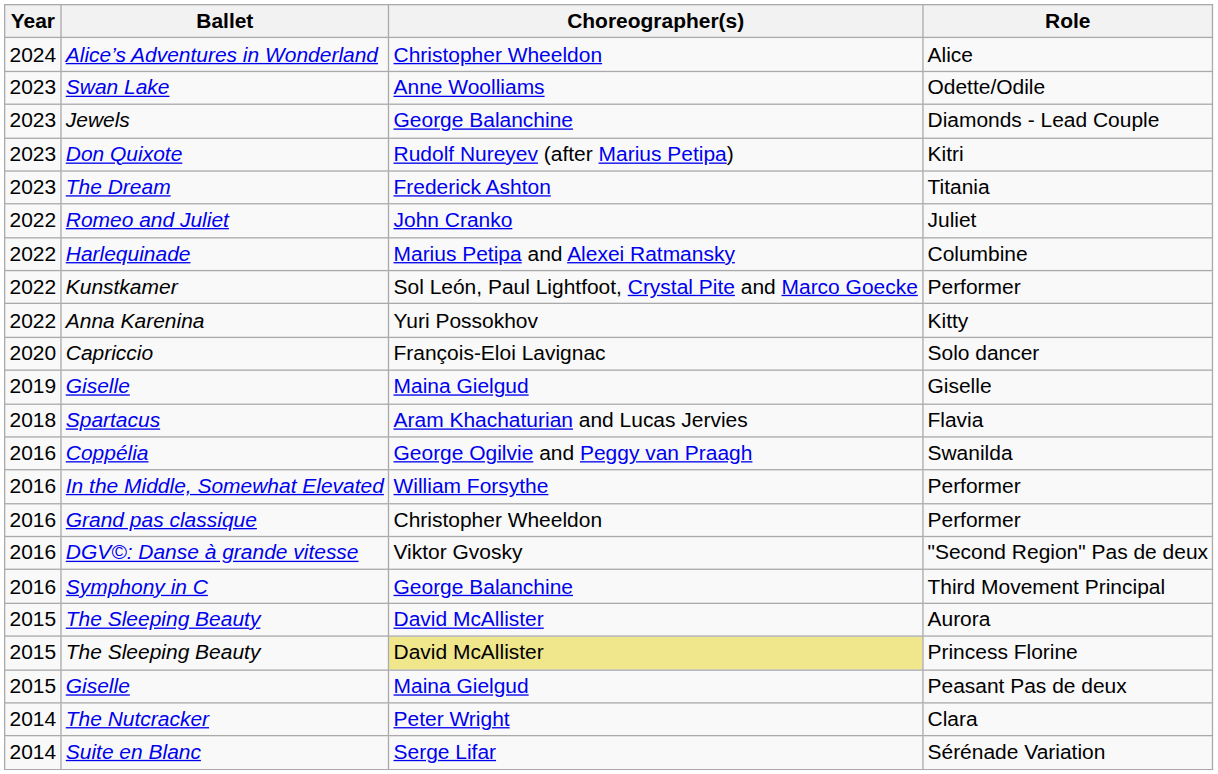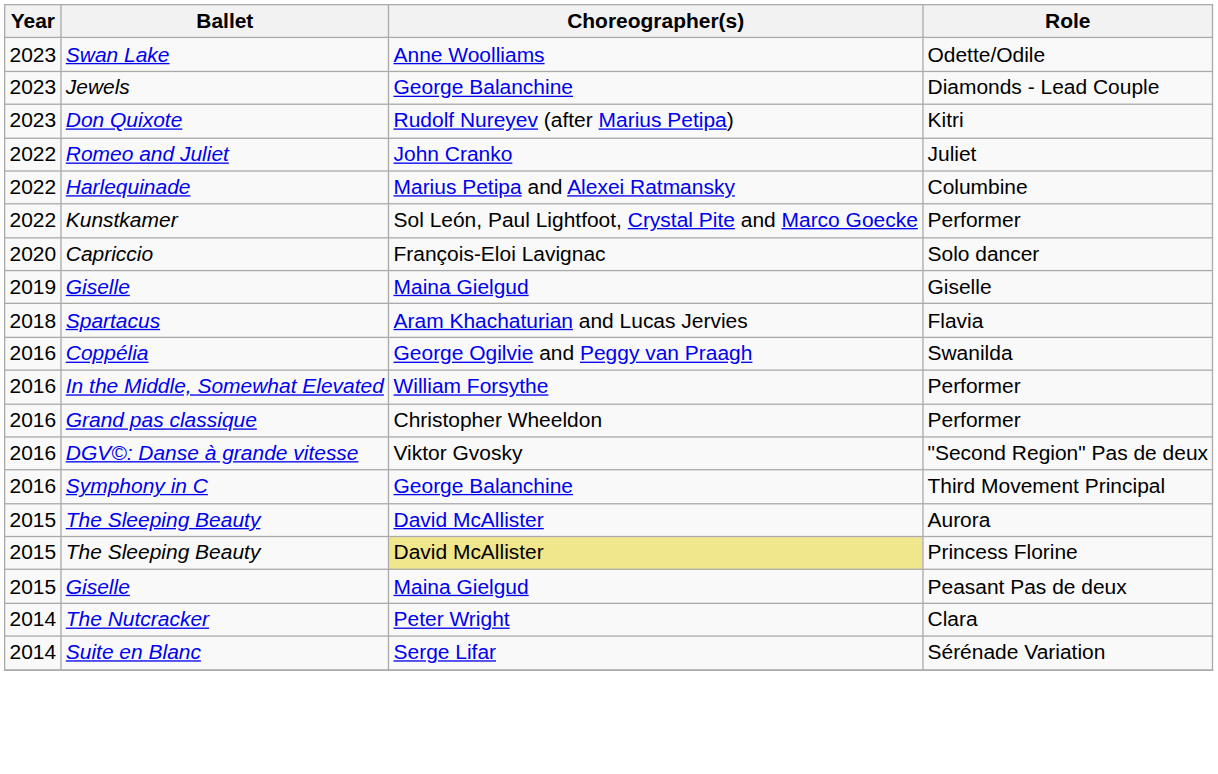- row: (222, 54)
- row: (118, 187)
- row: (135, 320)
